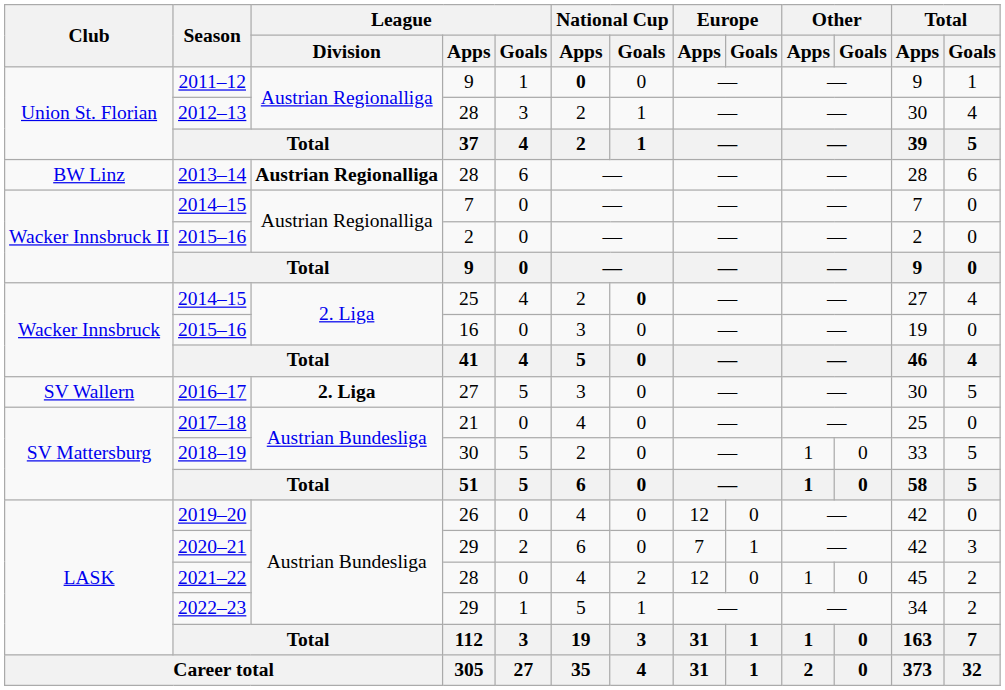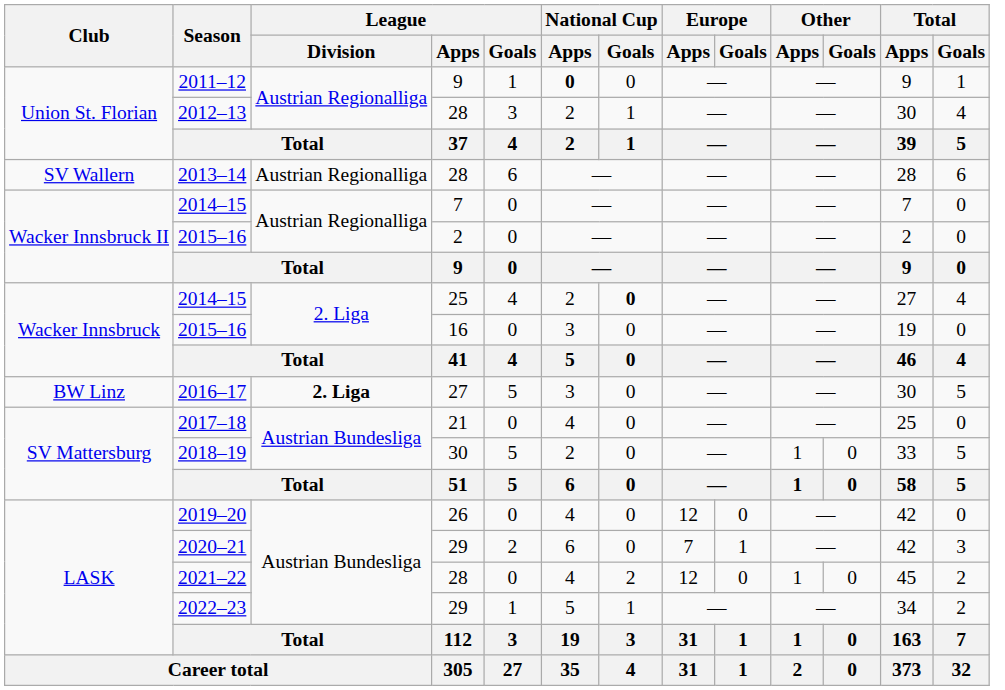(89, 174) BW Linz -> (89, 174) SV Wallern
(347, 174) bold -> (341, 174) normal
(89, 391) SV Wallern -> (89, 391) BW Linz
